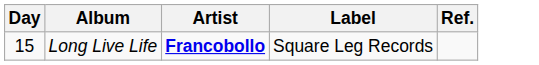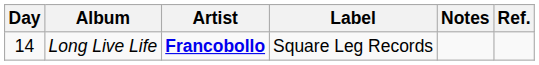+ column: (465, 18)
(25, 45) 15 -> (25, 45) 14
